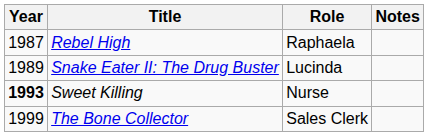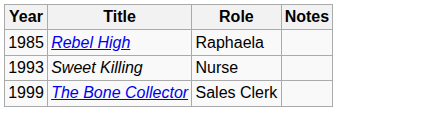(26, 42) 1987 -> (26, 42) 1985
- row: (165, 67)
(26, 93) bold -> (26, 67) normal
